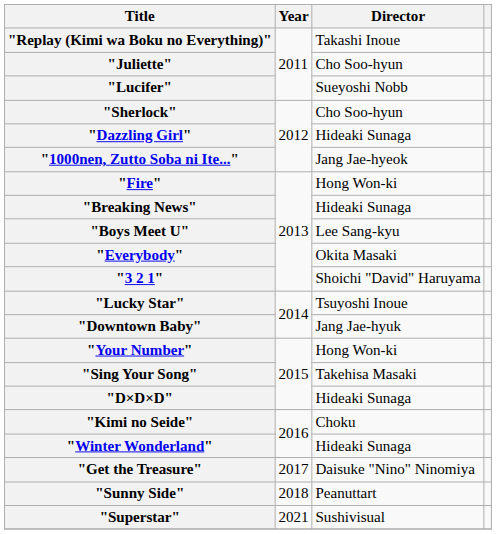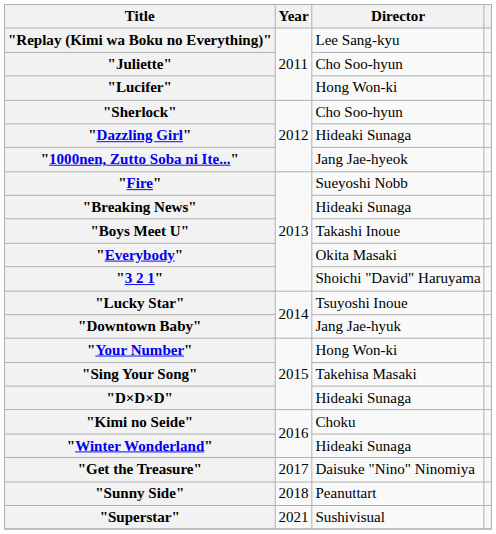(358, 40) Takashi Inoue -> (357, 40) Lee Sang-kyu
(362, 87) Sueyoshi Nobb -> (356, 87) Hong Won-ki
(356, 183) Hong Won-ki -> (362, 183) Sueyoshi Nobb
(357, 231) Lee Sang-kyu -> (358, 231) Takashi Inoue
